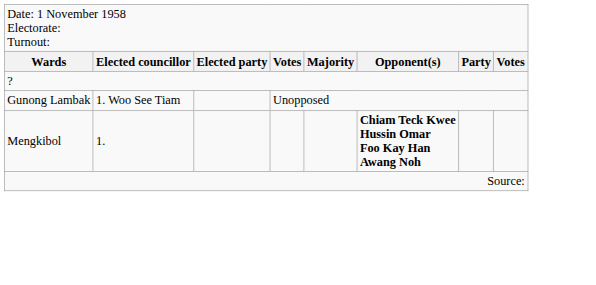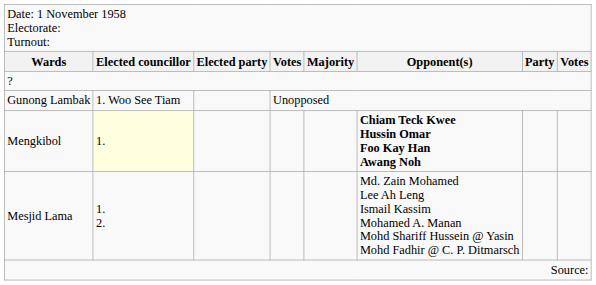(101, 140) no background -> (101, 140) lightyellow background
+ row: (40, 215)
